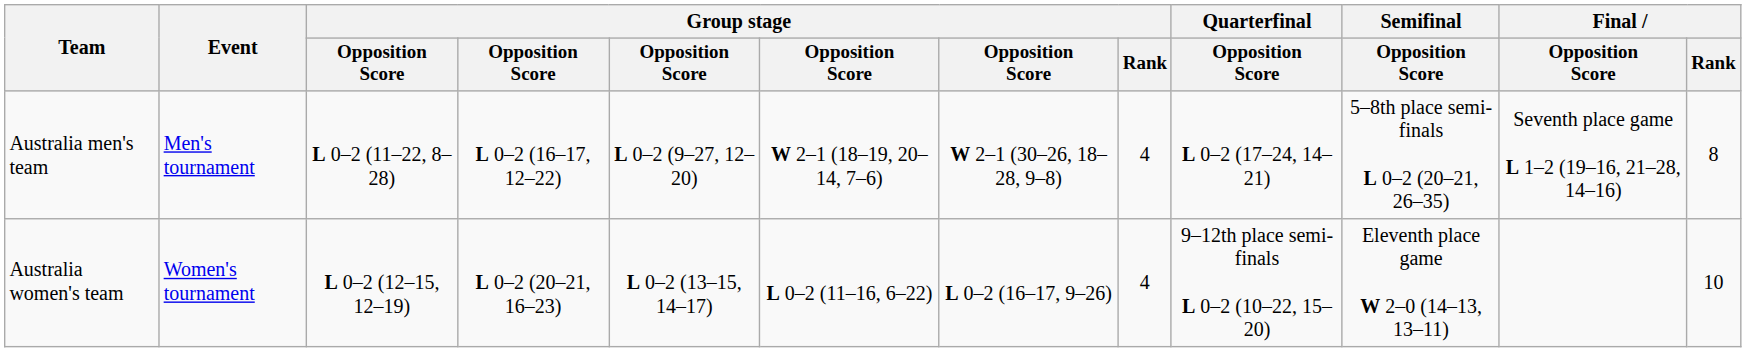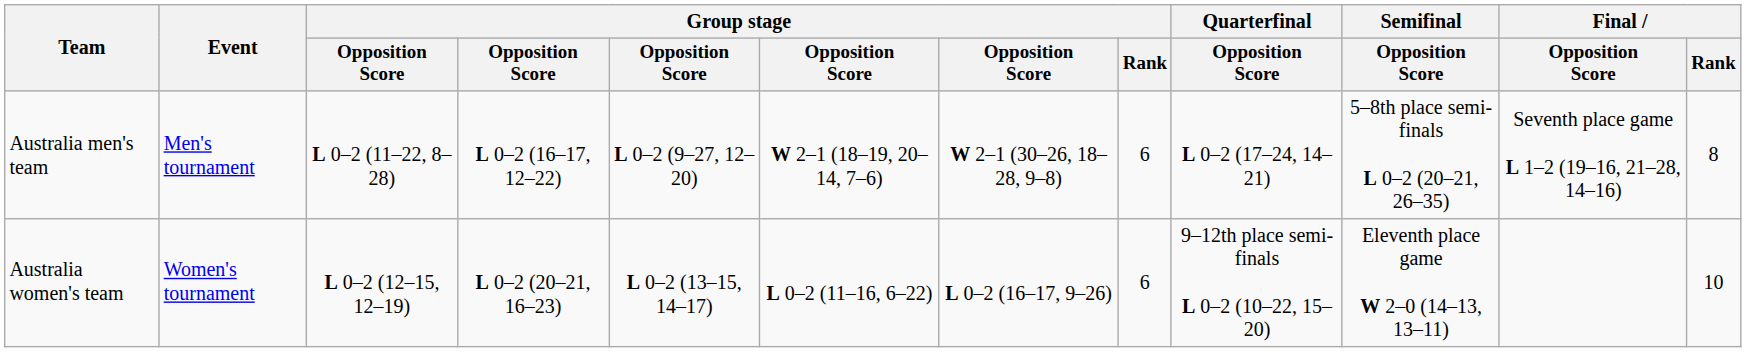(1145, 155) 4 -> (1145, 155) 6
(1145, 282) 4 -> (1145, 282) 6
